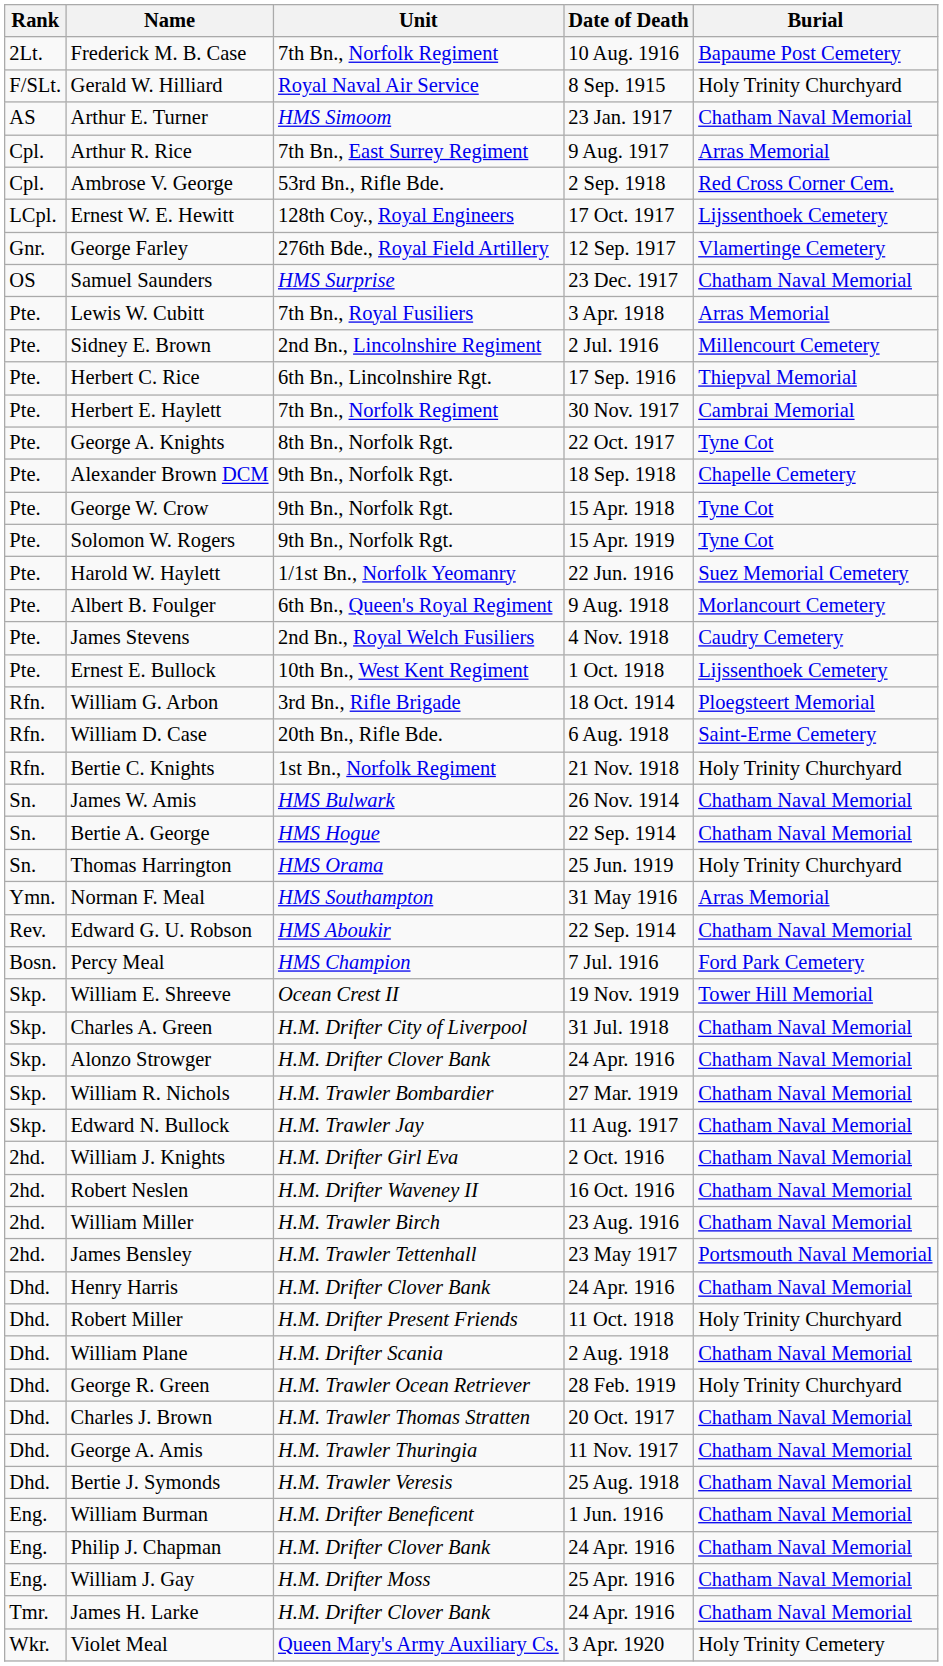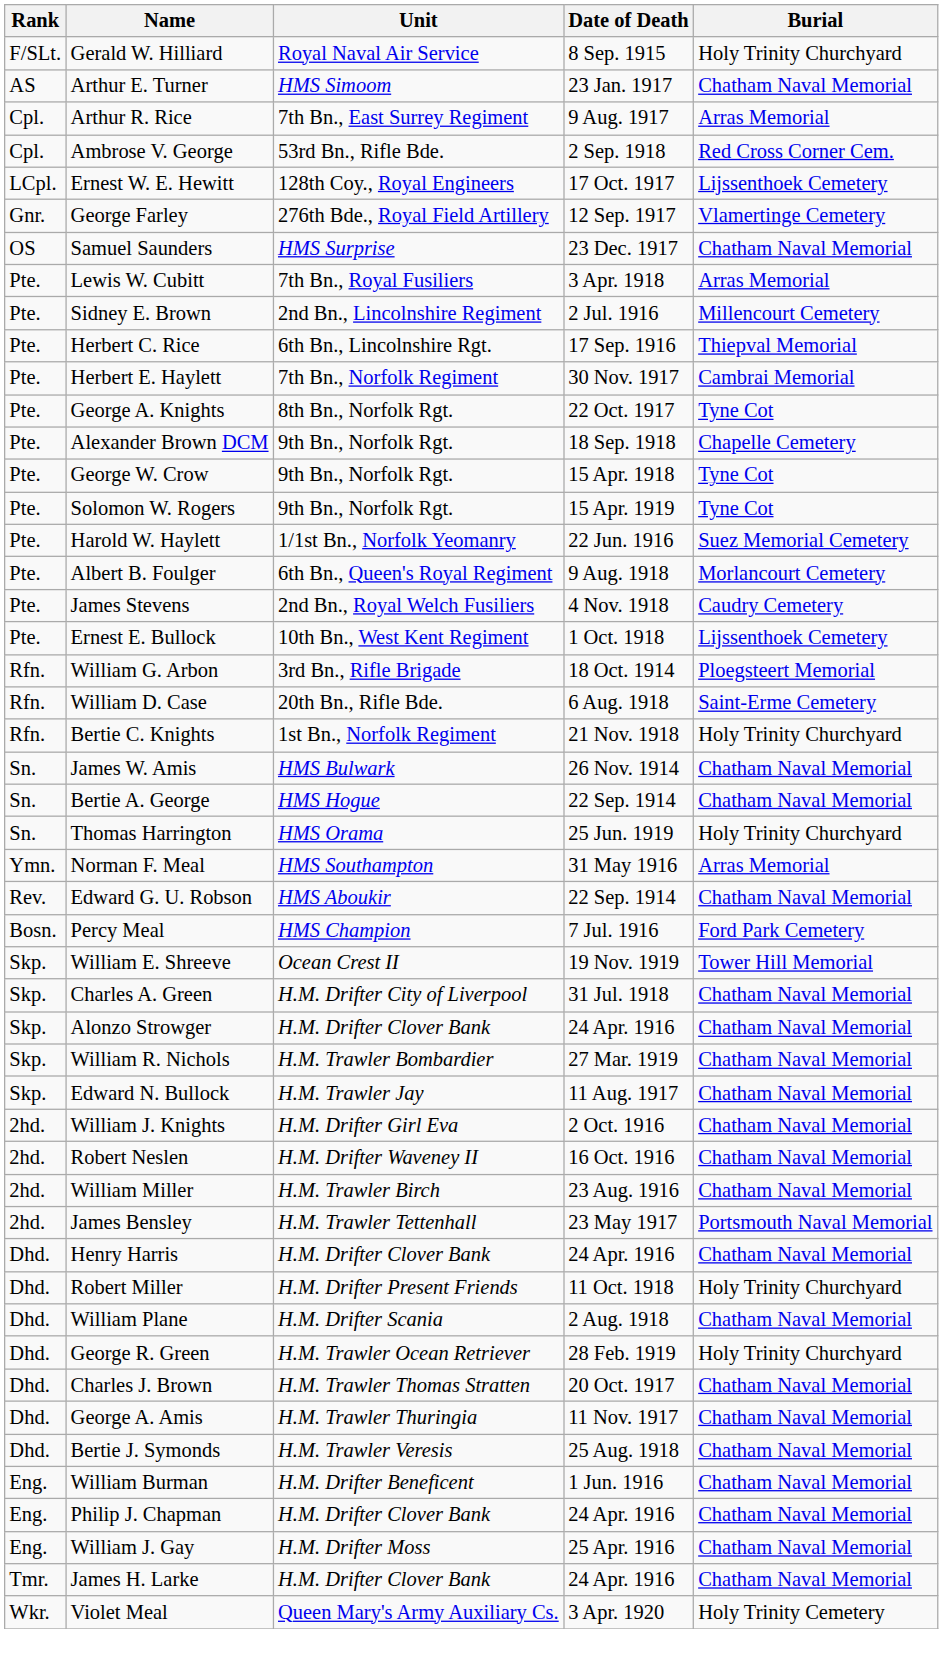- row: (158, 53)
